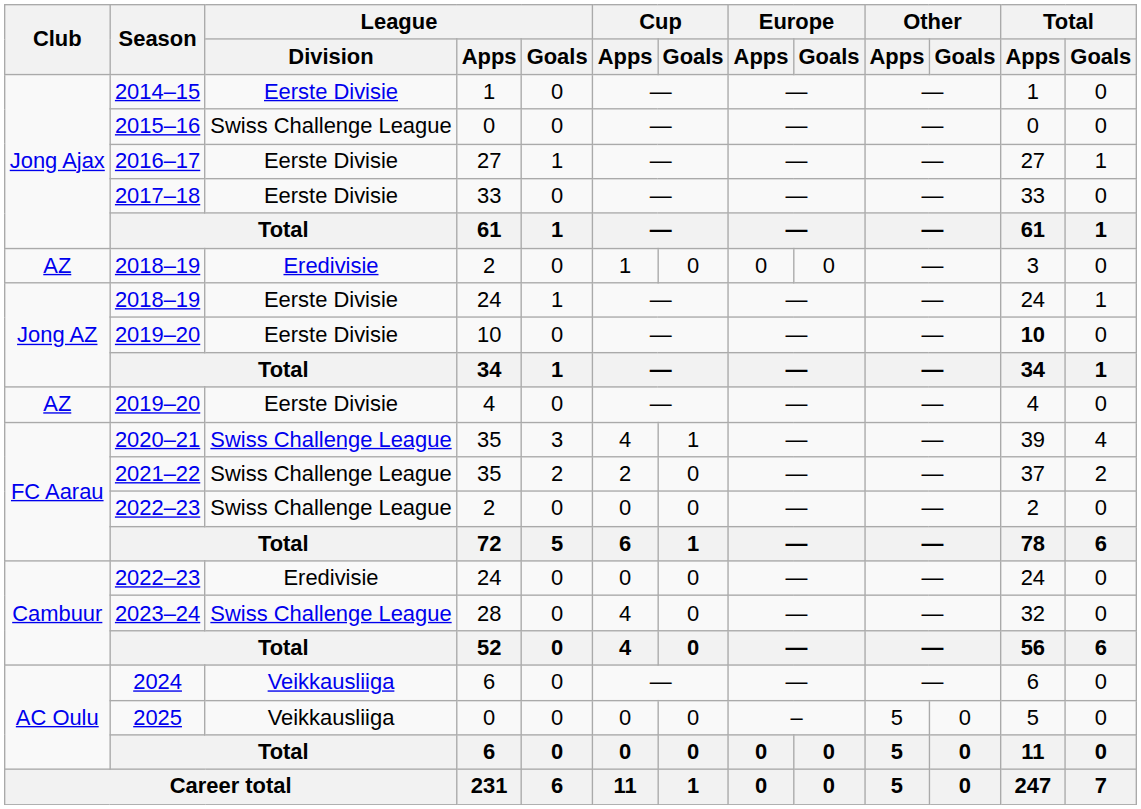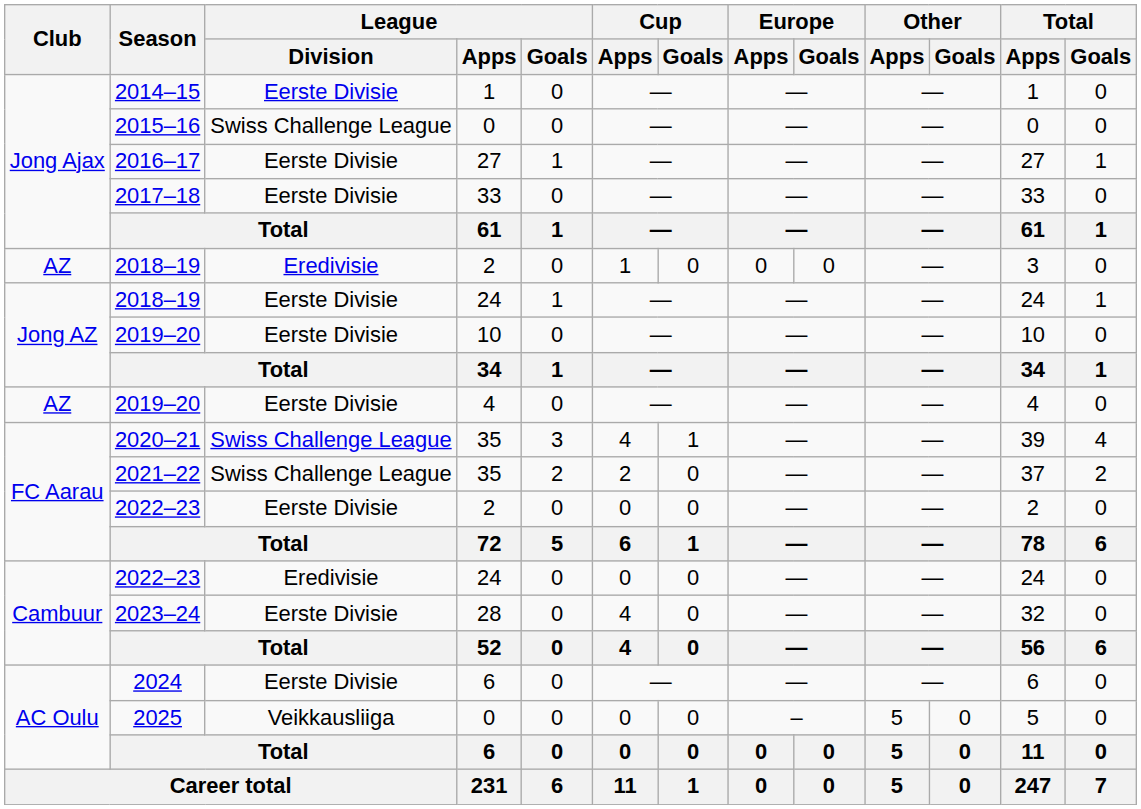(1033, 334) bold -> (1033, 334) normal
(331, 508) Swiss Challenge League -> (331, 508) Eerste Divisie
(331, 612) Swiss Challenge League -> (331, 612) Eerste Divisie
(331, 682) Veikkausliiga -> (331, 682) Eerste Divisie
